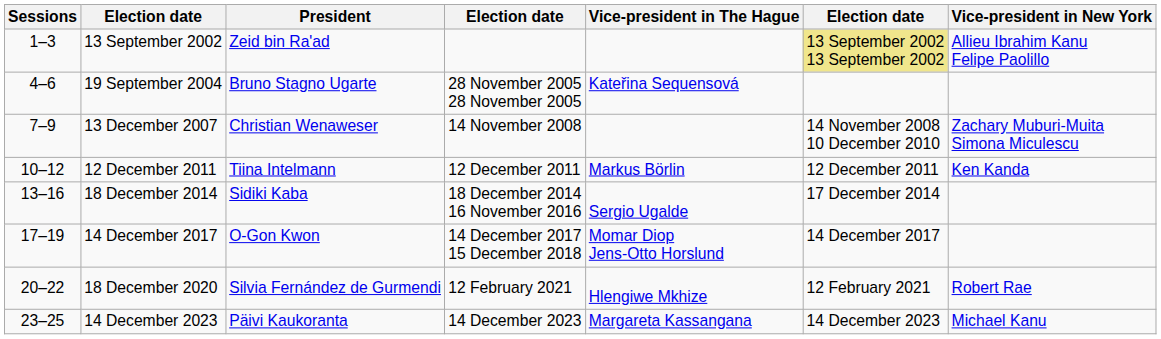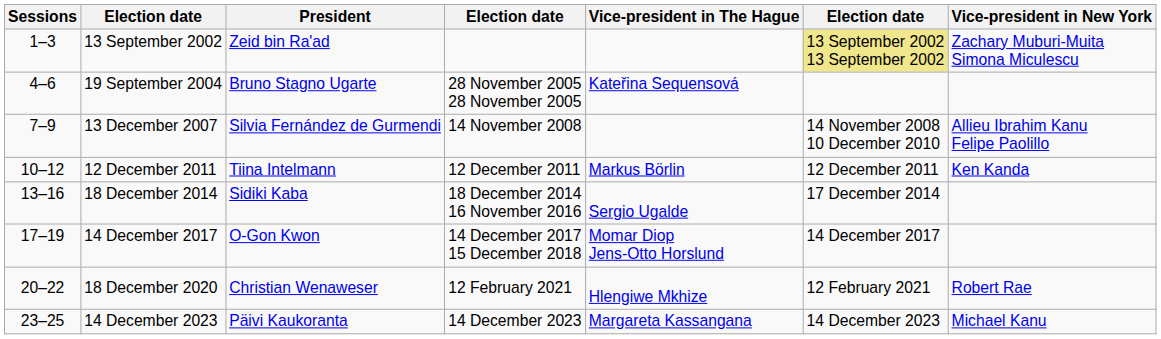(1020, 50) Allieu Ibrahim Kanu Felipe Paolillo -> (1028, 50) Zachary Muburi-Muita Simona Miculescu
(304, 126) Christian Wenaweser -> (335, 126) Silvia Fernández de Gurmendi
(1028, 135) Zachary Muburi-Muita Simona Miculescu -> (1020, 135) Allieu Ibrahim Kanu Felipe Paolillo
(335, 288) Silvia Fernández de Gurmendi -> (304, 288) Christian Wenaweser
